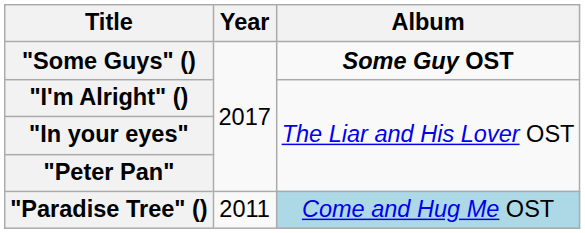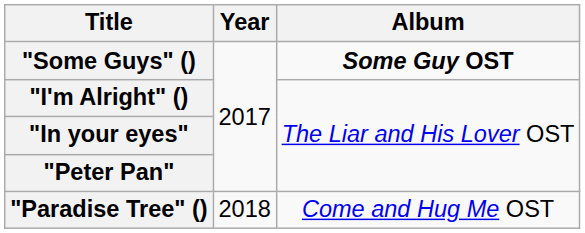(245, 209) 2011 -> (245, 209) 2018
(428, 209) lightblue background -> (428, 209) no background
